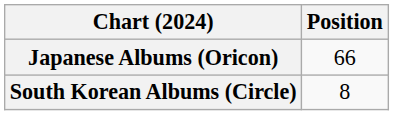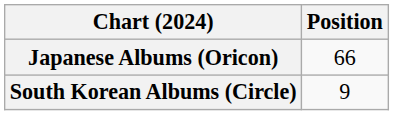(345, 92) 8 -> (345, 92) 9
